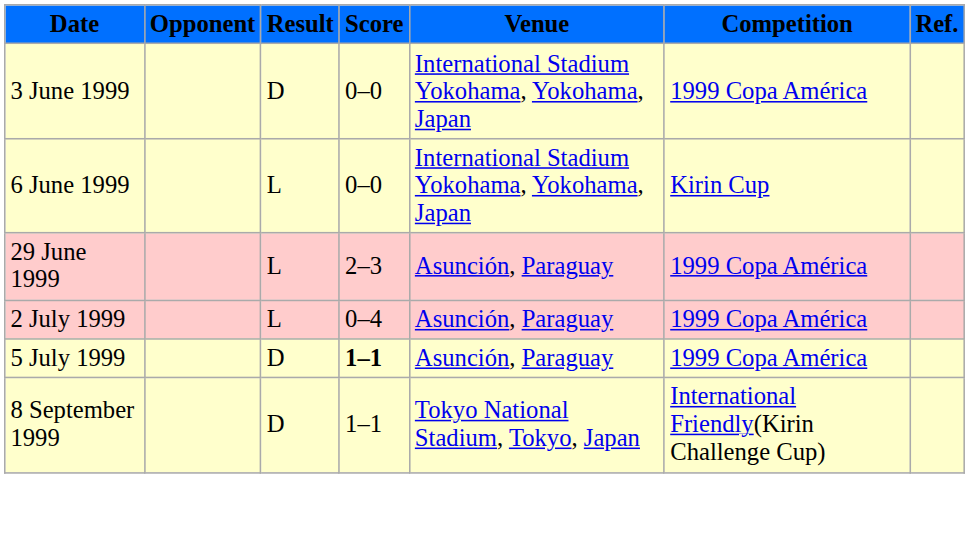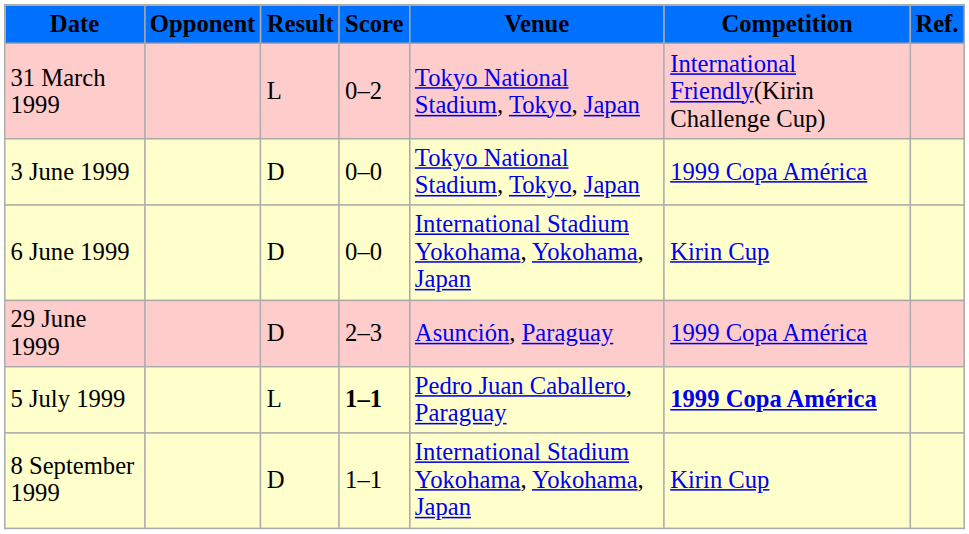+ row: (58, 90)
(529, 90) International Stadium Yokohama, Yokohama, Japan -> (527, 171) Tokyo National Stadium, Tokyo, Japan
(274, 185) L -> (276, 252) D
(274, 266) L -> (276, 332) D
- row: (68, 318)
(276, 358) D -> (274, 399) L
(514, 358) Asunción, Paraguay -> (523, 399) Pedro Juan Caballero, Paraguay
(769, 358) normal -> (774, 399) bold
(527, 424) Tokyo National Stadium, Tokyo, Japan -> (529, 480) International Stadium Yokohama, Yokohama, Japan
(748, 424) International Friendly(Kirin Challenge Cup) -> (720, 480) Kirin Cup
